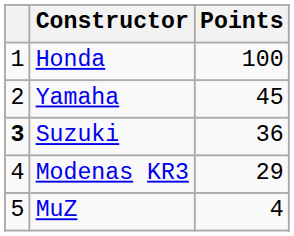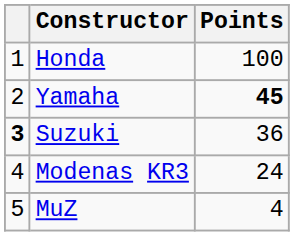(270, 99) normal -> (270, 99) bold
(270, 174) 29 -> (270, 174) 24
